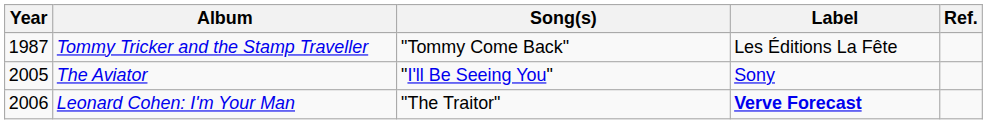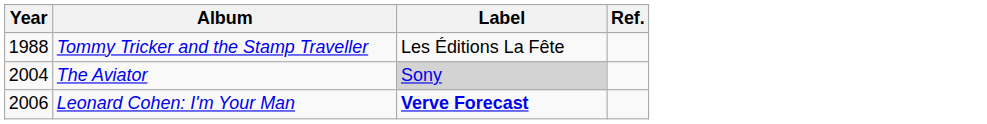- column: (563, 18)
(29, 47) 1987 -> (29, 47) 1988
(29, 75) 2005 -> (29, 75) 2004
(755, 75) no background -> (421, 75) lightgrey background
